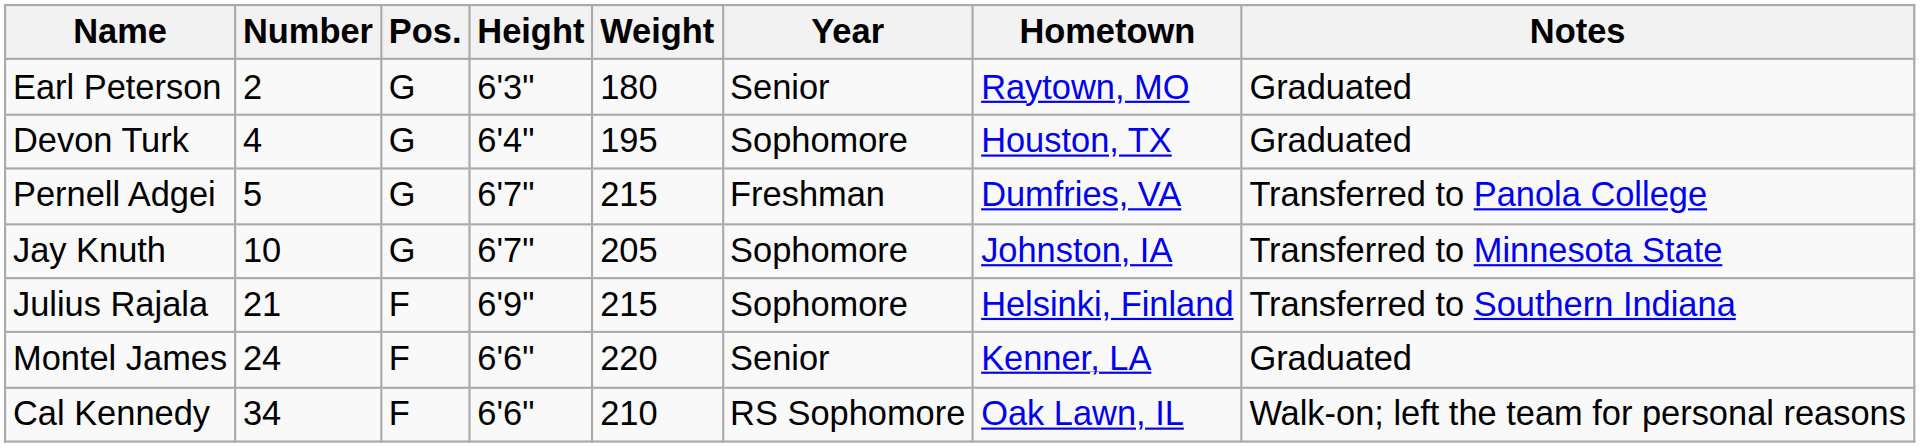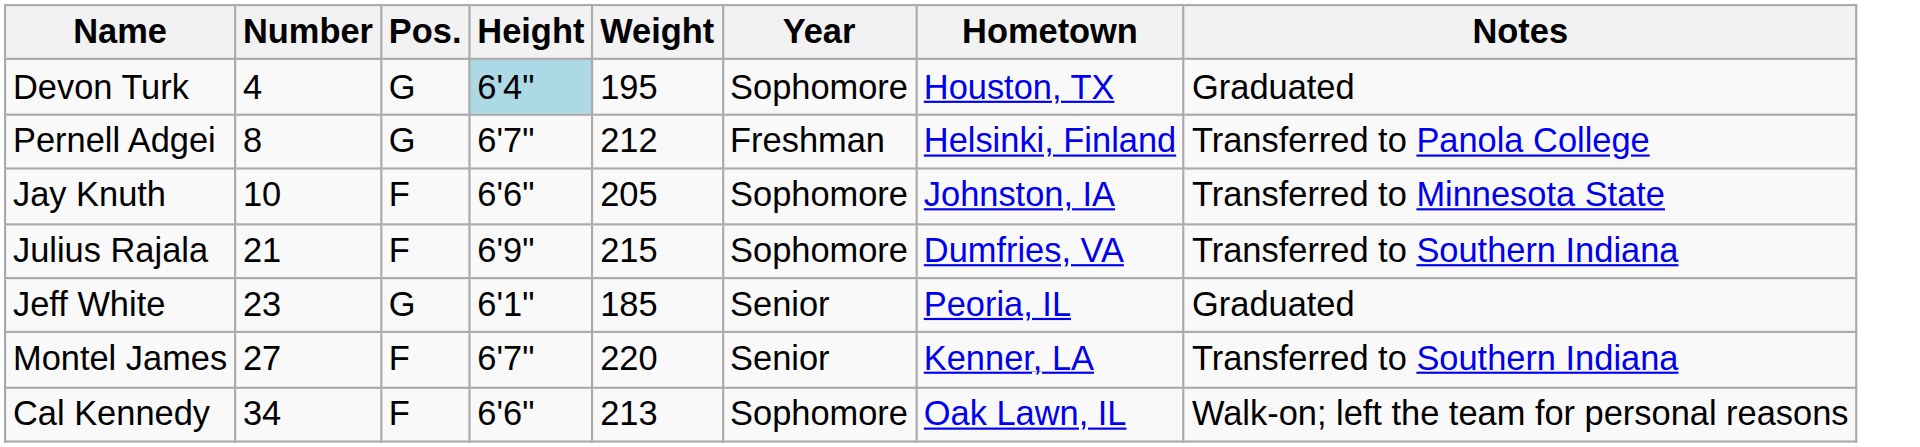- row: (117, 86)
(506, 140) no background -> (506, 86) lightblue background
(253, 195) 5 -> (253, 140) 8
(629, 195) 215 -> (629, 140) 212
(1081, 195) Dumfries, VA -> (1050, 140) Helsinki, Finland
(402, 250) G -> (399, 195) F
(506, 250) 6'7" -> (506, 195) 6'6"
(1107, 304) Helsinki, Finland -> (1024, 250) Dumfries, VA
+ row: (89, 304)
(262, 359) 24 -> (262, 359) 27
(506, 359) 6'6" -> (506, 359) 6'7"
(1331, 359) Graduated -> (1435, 359) Transferred to Southern Indiana
(629, 413) 210 -> (629, 413) 213
(848, 413) RS Sophomore -> (819, 413) Sophomore
